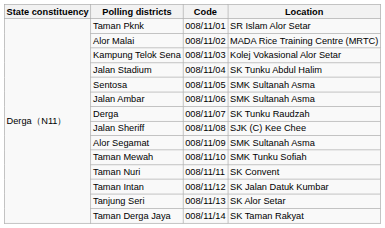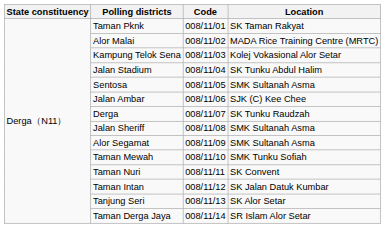(270, 26) SR Islam Alor Setar -> (267, 26) SK Taman Rakyat
(272, 99) SMK Sultanah Asma -> (268, 99) SJK (C) Kee Chee
(268, 128) SJK (C) Kee Chee -> (272, 128) SMK Sultanah Asma
(267, 215) SK Taman Rakyat -> (270, 215) SR Islam Alor Setar
